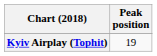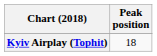(131, 42) 19 -> (131, 42) 18
